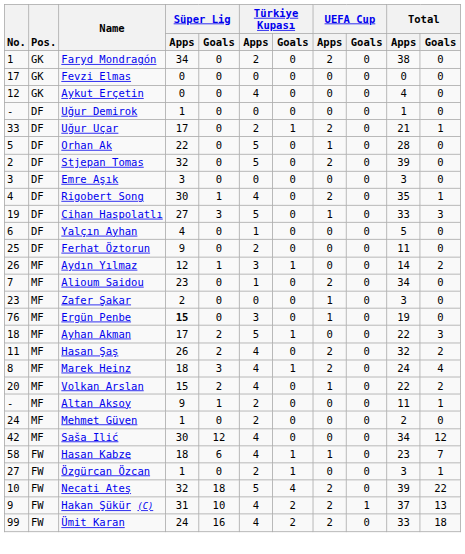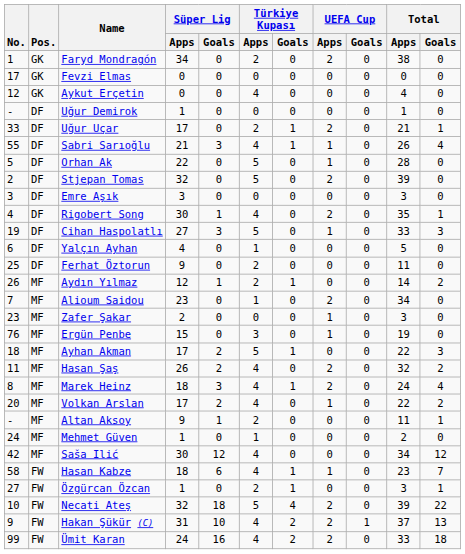+ row: (106, 145)
(256, 265) 3 -> (256, 283) 2
(182, 317) bold -> (182, 334) normal
(182, 386) 15 -> (182, 403) 17
(256, 420) 2 -> (256, 437) 1
